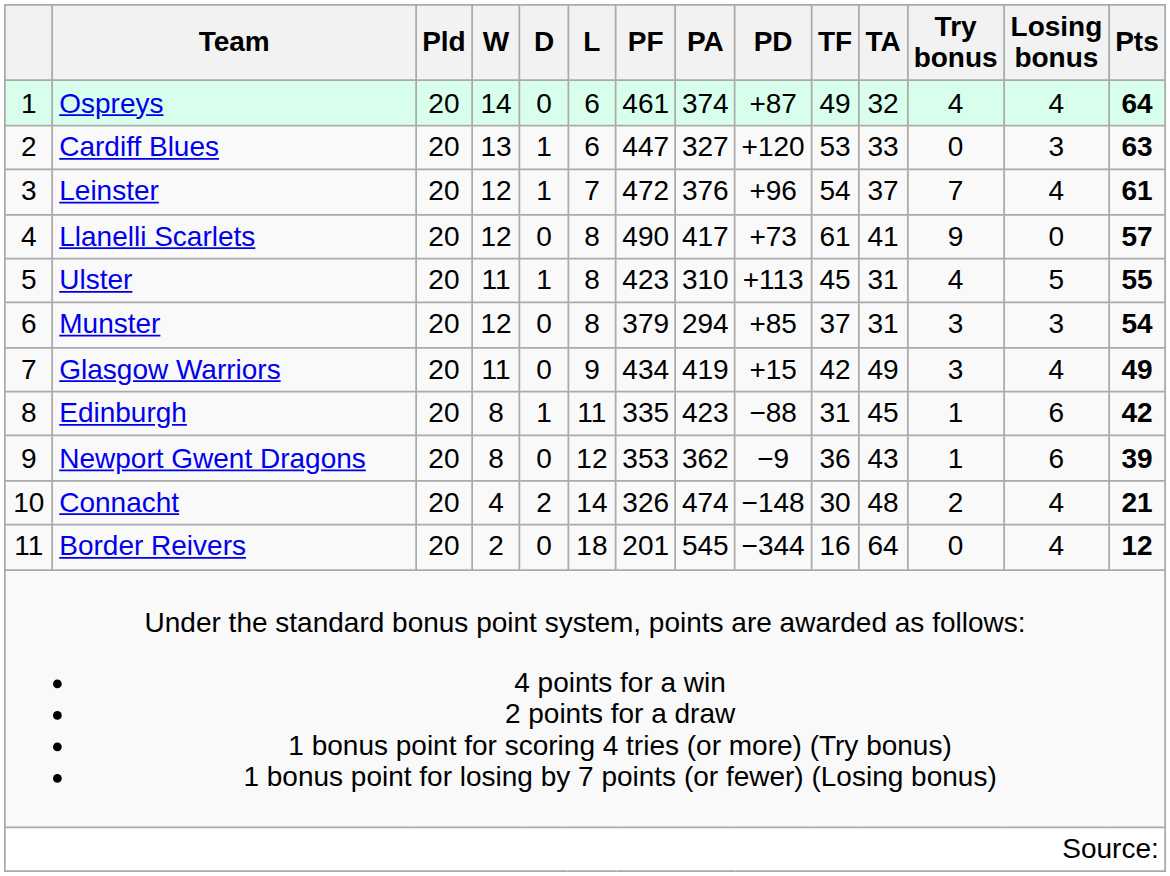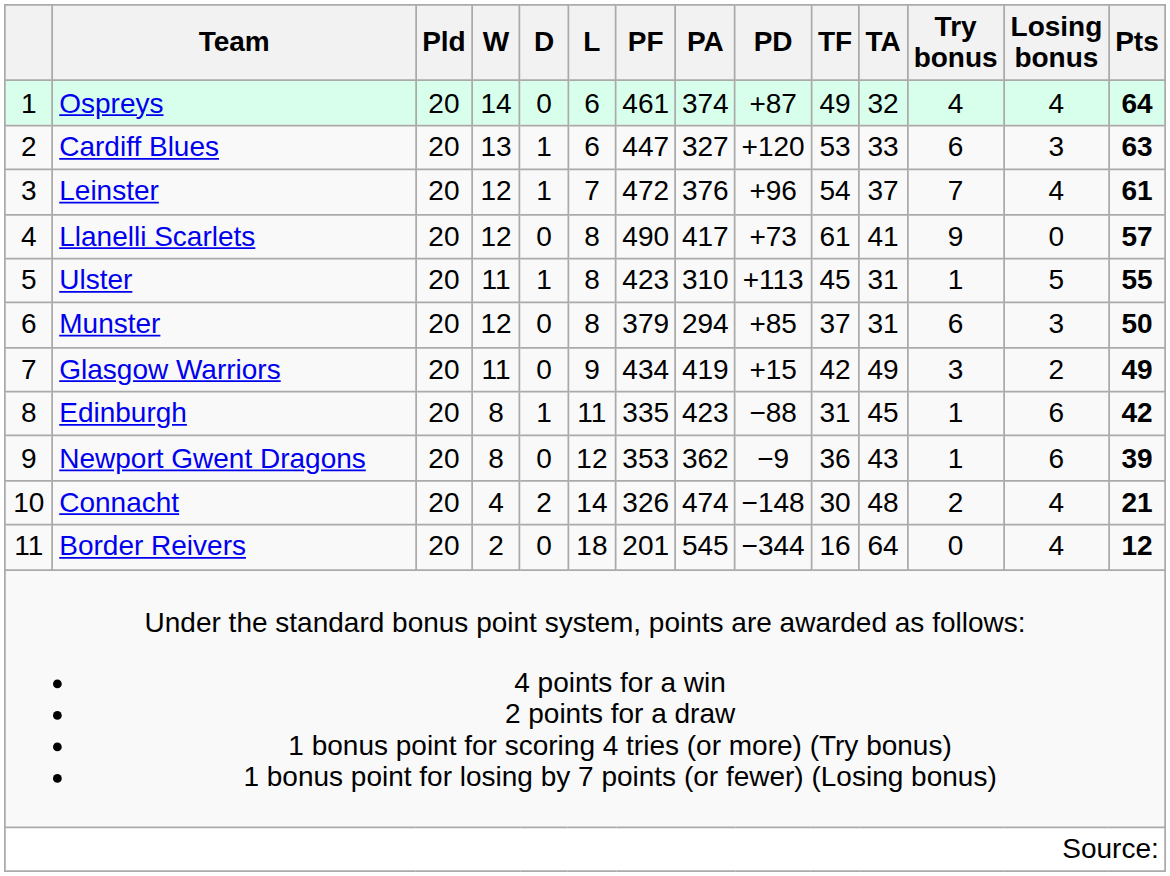(956, 147) 0 -> (956, 147) 6
(956, 280) 4 -> (956, 280) 1
(956, 324) 3 -> (956, 324) 6
(1137, 324) 54 -> (1137, 324) 50
(1056, 369) 4 -> (1056, 369) 2
